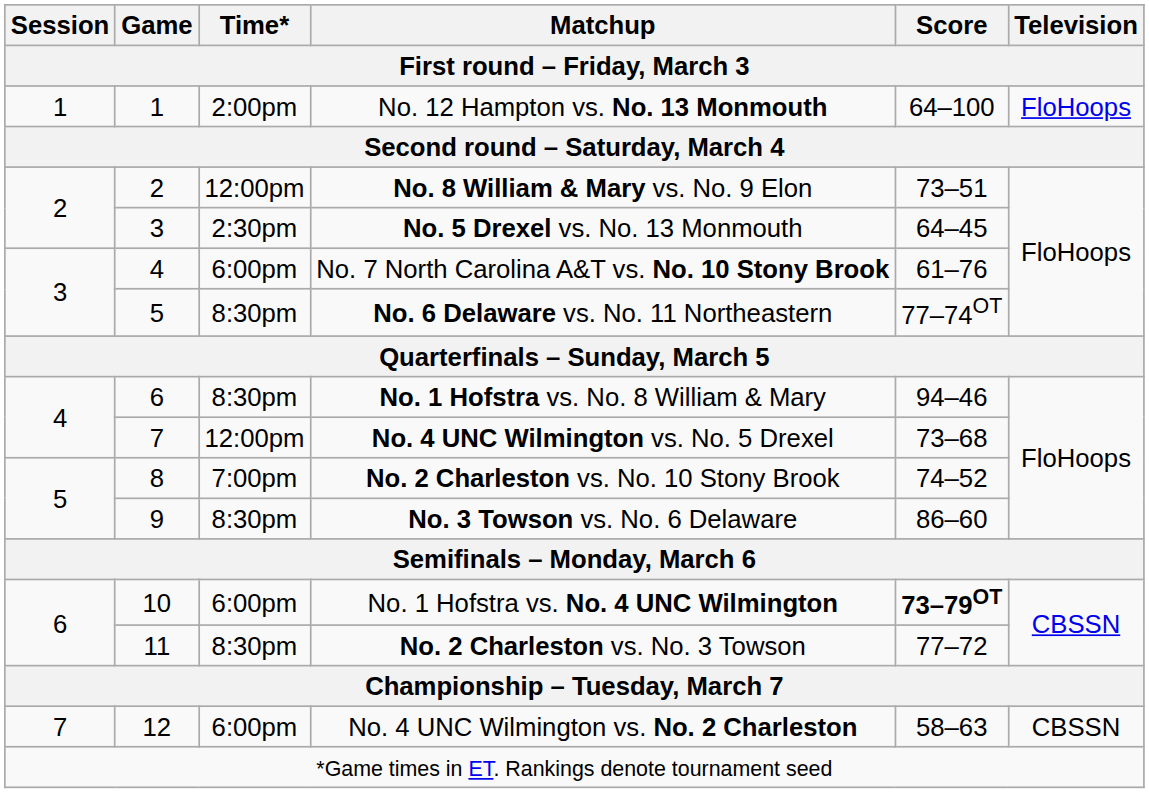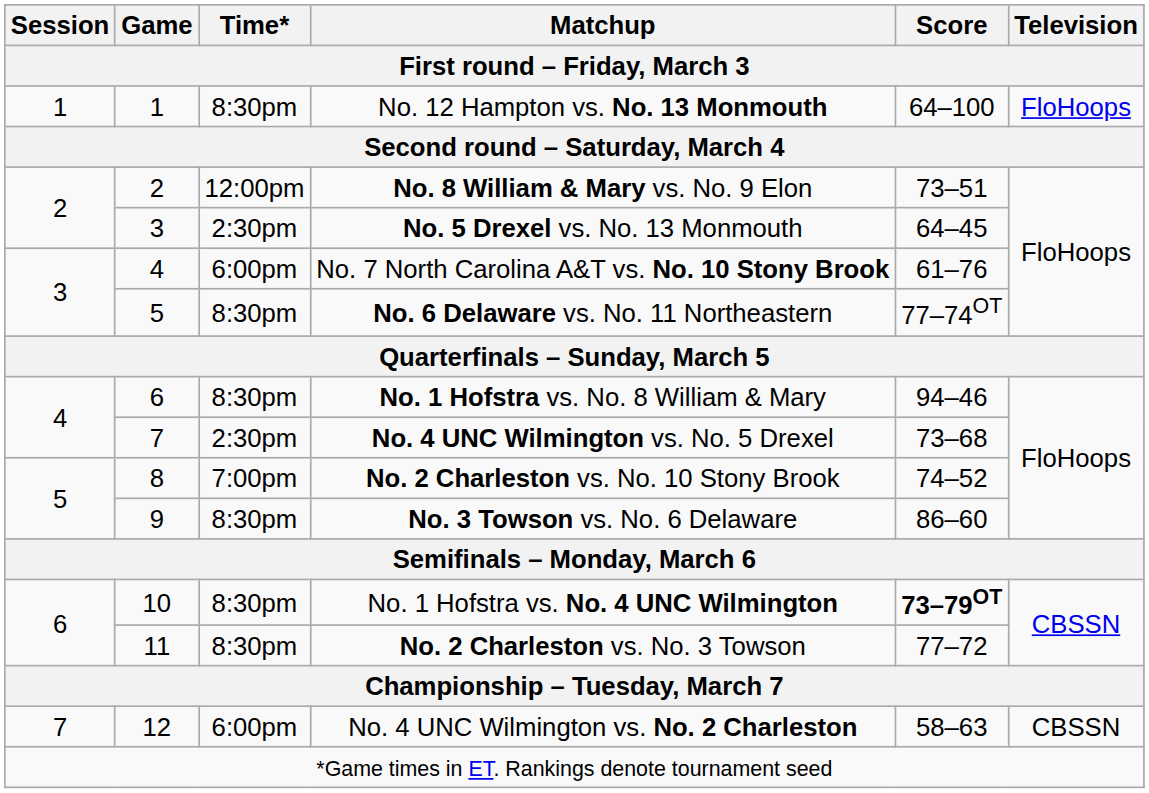(254, 107) 2:00pm -> (254, 107) 8:30pm
(254, 437) 12:00pm -> (254, 437) 2:30pm
(254, 602) 6:00pm -> (254, 602) 8:30pm
